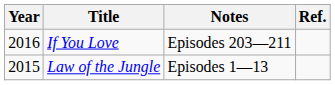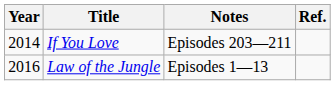(24, 42) 2016 -> (24, 42) 2014
(24, 67) 2015 -> (24, 67) 2016
